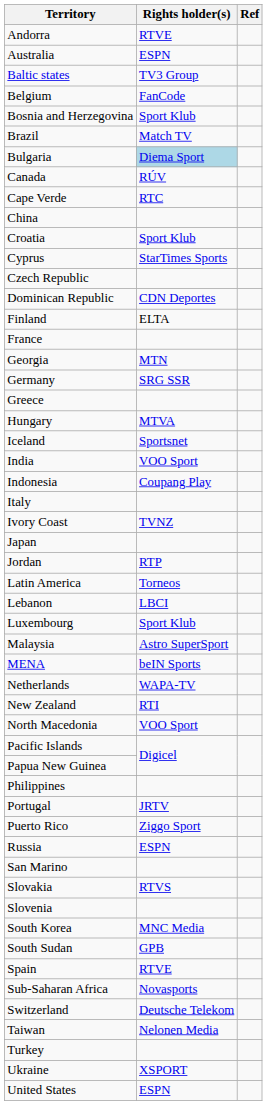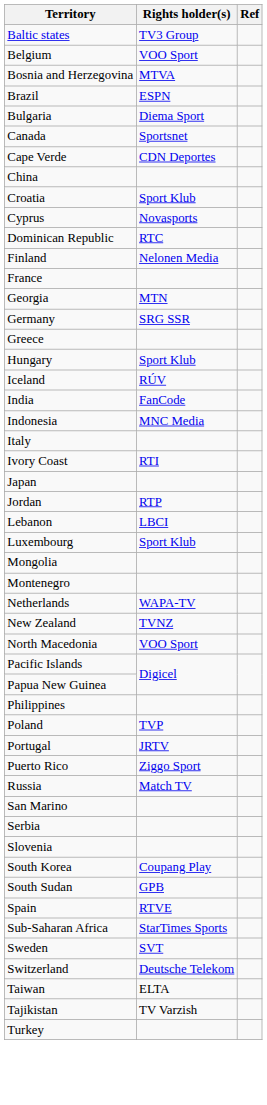- row: (29, 34)
- row: (31, 55)
(162, 95) FanCode -> (168, 55) VOO Sport
(167, 116) Sport Klub -> (157, 75) MTVA
(165, 136) Match TV -> (155, 95) ESPN
(172, 156) lightblue background -> (172, 116) no background
(153, 177) RÚV -> (163, 136) Sportsnet
(151, 197) RTC -> (177, 156) CDN Deportes
(183, 258) StarTimes Sports -> (168, 217) Novasports
- row: (48, 278)
(177, 298) CDN Deportes -> (151, 237) RTC
(154, 319) ELTA -> (179, 258) Nelonen Media
(157, 420) MTVA -> (167, 359) Sport Klub
(163, 440) Sportsnet -> (153, 380) RÚV
(168, 461) VOO Sport -> (162, 400) FanCode
(175, 481) Coupang Play -> (172, 420) MNC Media
(156, 522) TVNZ -> (149, 461) RTI
- row: (44, 583)
- row: (31, 643)
- row: (26, 664)
+ row: (32, 562)
+ row: (39, 583)
(149, 704) RTI -> (156, 623) TVNZ
+ row: (25, 725)
(155, 846) ESPN -> (165, 786) Match TV
+ row: (24, 826)
- row: (30, 887)
(172, 928) MNC Media -> (175, 867) Coupang Play
(168, 989) Novasports -> (183, 928) StarTimes Sports
+ row: (28, 948)
(179, 1029) Nelonen Media -> (154, 989) ELTA
+ row: (33, 1009)
- row: (28, 1070)
- row: (42, 1090)
